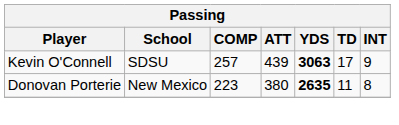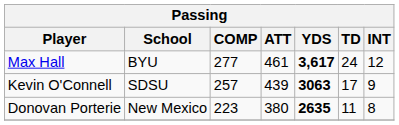+ row: (36, 62)
